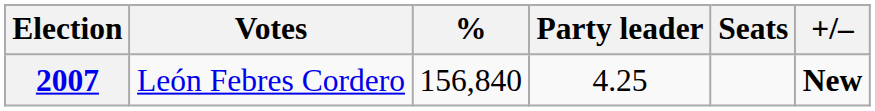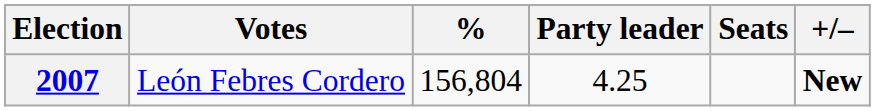(471, 79) 156,840 -> (471, 79) 156,804
